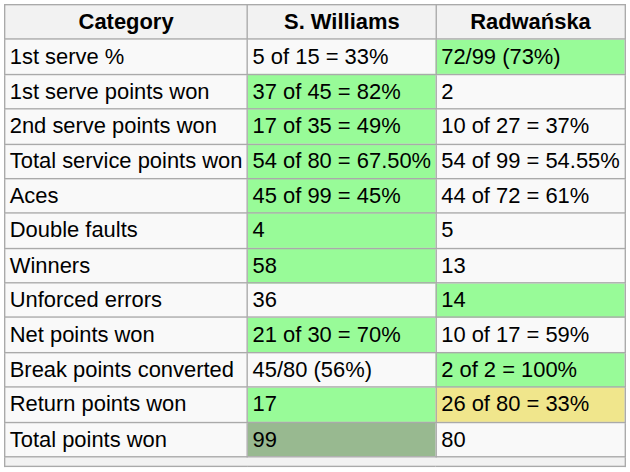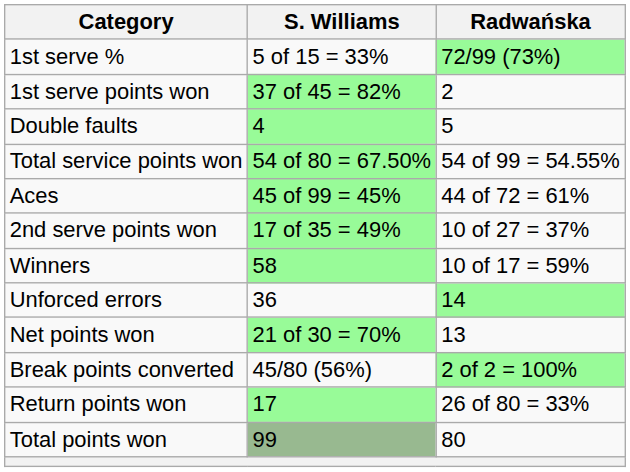rows swapped: (113, 126) <-> (74, 230)
(453, 265) 13 -> (515, 265) 10 of 17 = 59%
(515, 334) 10 of 17 = 59% -> (453, 334) 13
(515, 404) khaki background -> (515, 404) no background
